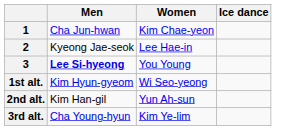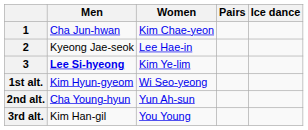+ column: (232, 13)
(165, 64) You Young -> (165, 64) Kim Ye-lim
(78, 99) Kim Han-gil -> (90, 99) Cha Young-hyun
(90, 116) Cha Young-hyun -> (78, 116) Kim Han-gil
(165, 116) Kim Ye-lim -> (165, 116) You Young
